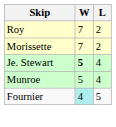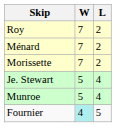+ row: (23, 46)
(80, 63) bold -> (80, 79) normal
